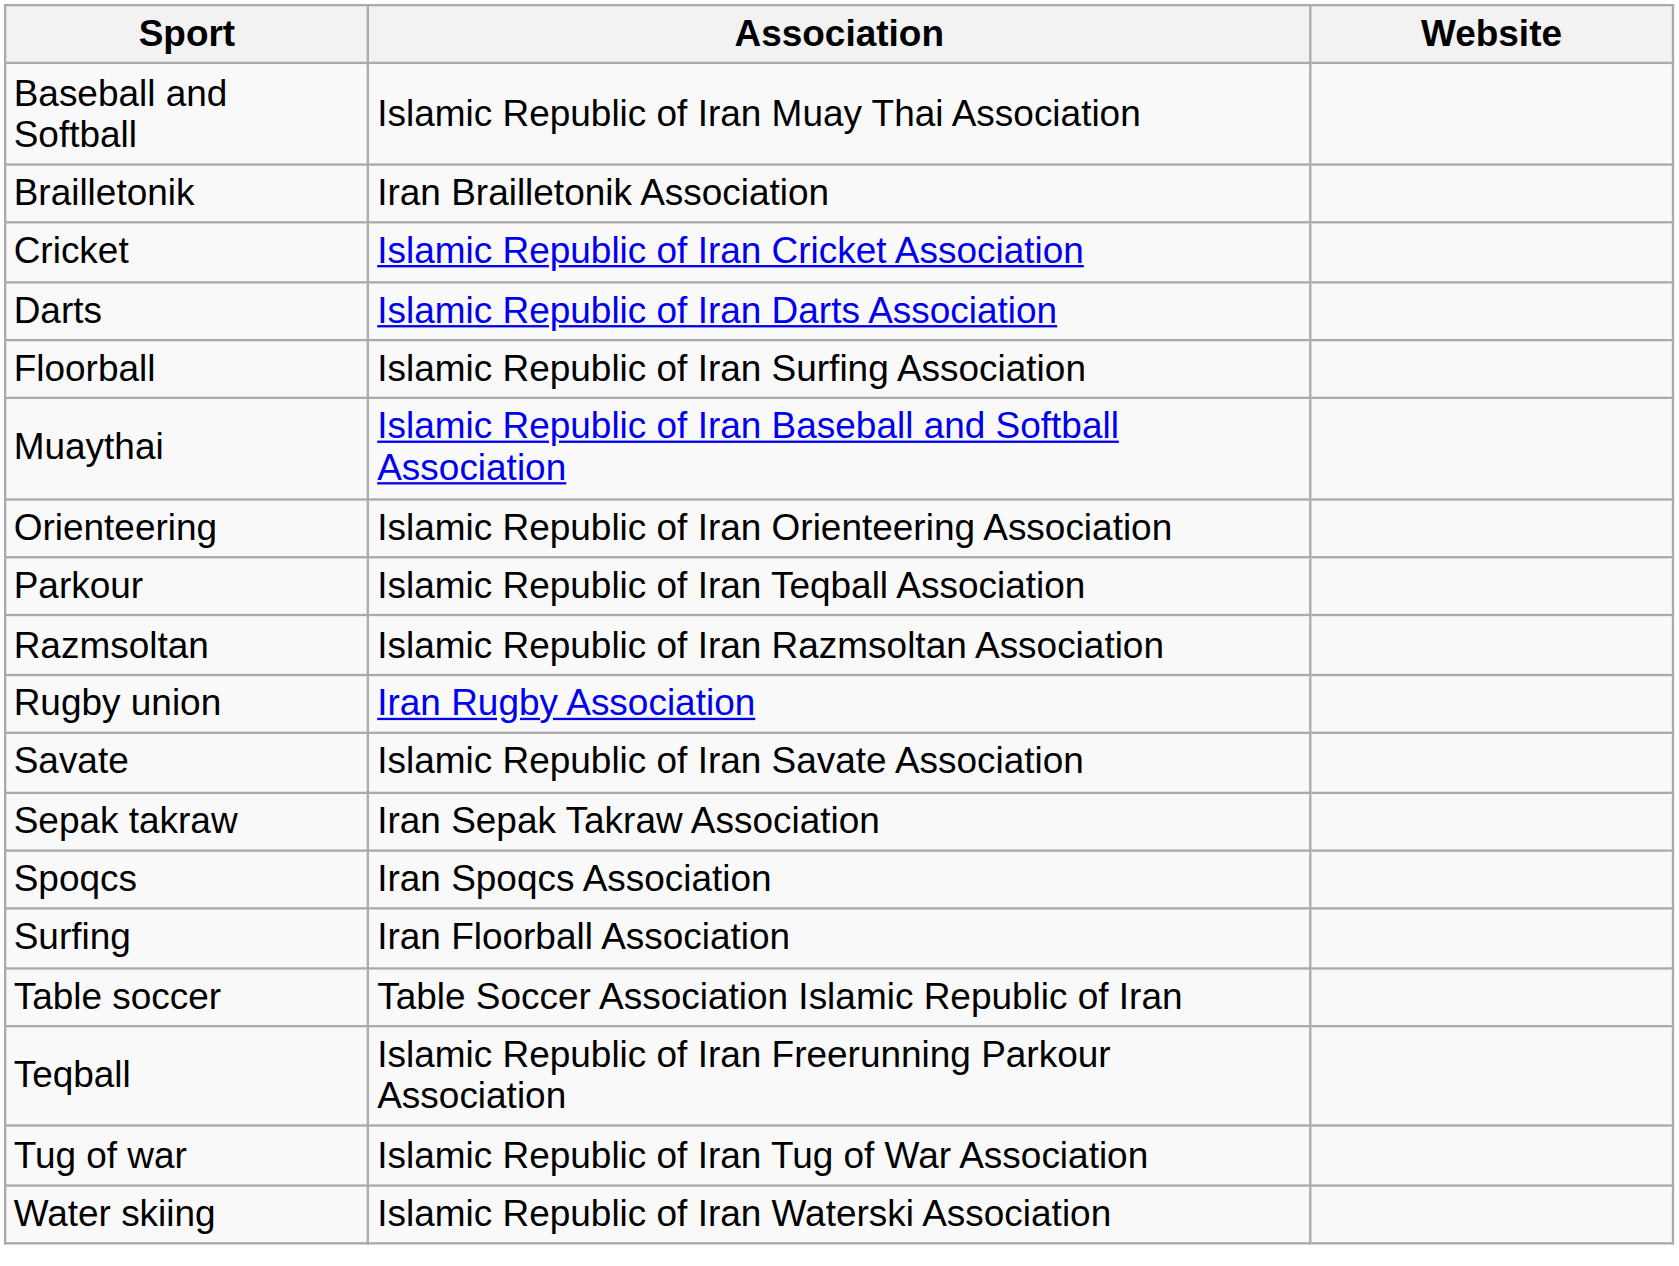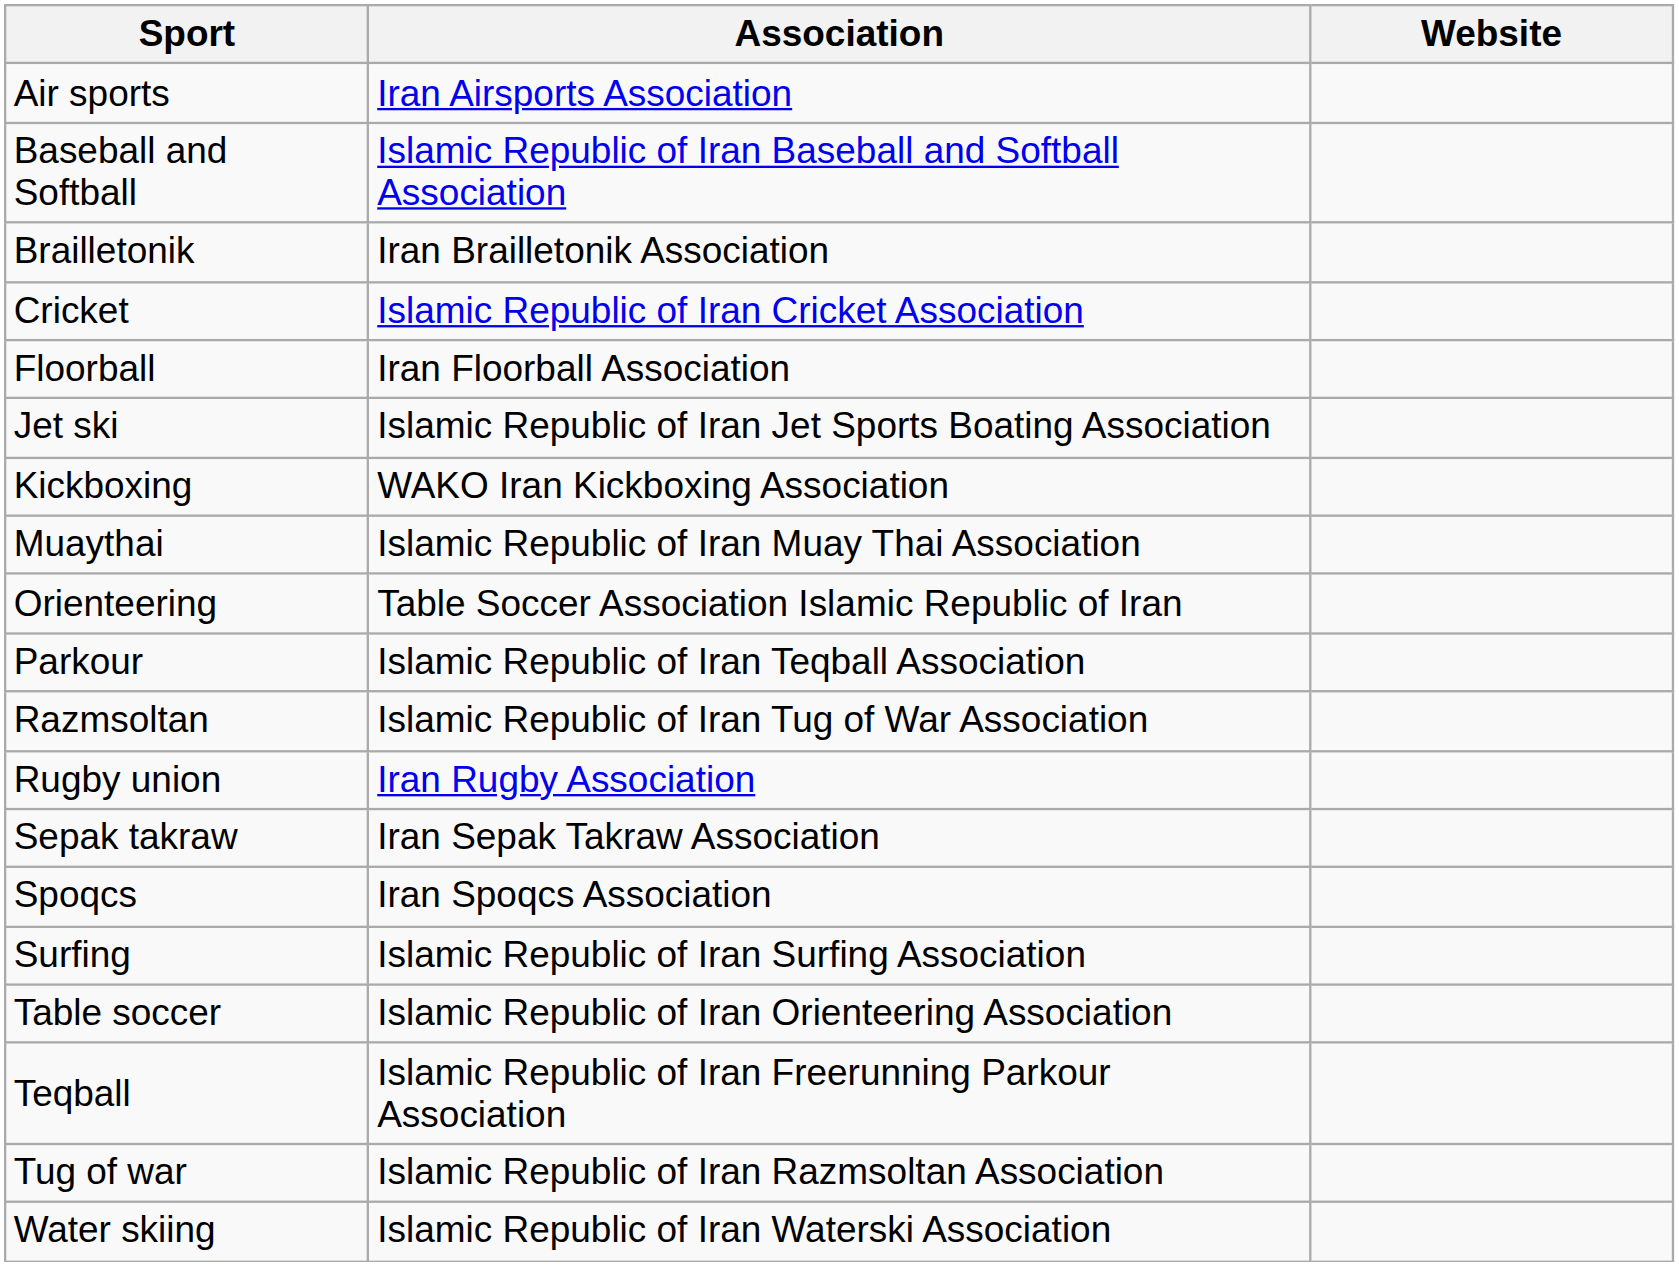+ row: (92, 92)
(759, 113) Islamic Republic of Iran Muay Thai Association -> (748, 171) Islamic Republic of Iran Baseball and Softball Association
- row: (58, 309)
(732, 368) Islamic Republic of Iran Surfing Association -> (584, 368) Iran Floorball Association
+ row: (66, 427)
+ row: (103, 485)
(748, 447) Islamic Republic of Iran Baseball and Softball Association -> (759, 544) Islamic Republic of Iran Muay Thai Association
(775, 527) Islamic Republic of Iran Orienteering Association -> (780, 602) Table Soccer Association Islamic Republic of Iran
(771, 644) Islamic Republic of Iran Razmsoltan Association -> (763, 720) Islamic Republic of Iran Tug of War Association
- row: (71, 761)
(584, 937) Iran Floorball Association -> (732, 954) Islamic Republic of Iran Surfing Association
(780, 996) Table Soccer Association Islamic Republic of Iran -> (775, 1013) Islamic Republic of Iran Orienteering Association
(763, 1155) Islamic Republic of Iran Tug of War Association -> (771, 1172) Islamic Republic of Iran Razmsoltan Association
